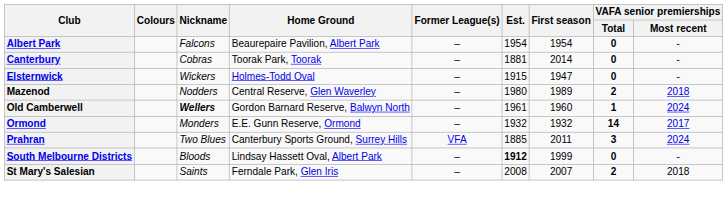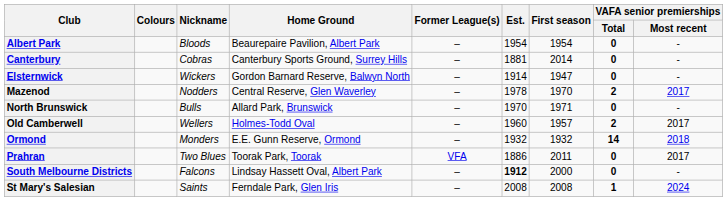(197, 44) Falcons -> (195, 44) Bloods
(276, 60) Toorak Park, Toorak -> (319, 60) Canterbury Sports Ground, Surrey Hills
(273, 76) Holmes-Todd Oval -> (321, 76) Gordon Barnard Reserve, Balwyn North
(516, 76) 1915 -> (516, 76) 1914
(516, 92) 1980 -> (516, 92) 1978
(561, 92) 1989 -> (561, 92) 1970
(678, 92) 2018 -> (678, 92) 2017
+ row: (47, 108)
(197, 108) bold -> (196, 124) normal
(321, 108) Gordon Barnard Reserve, Balwyn North -> (273, 124) Holmes-Todd Oval
(516, 108) 1961 -> (516, 124) 1960
(561, 108) 1960 -> (561, 124) 1957
(613, 108) 1 -> (613, 124) 2
(678, 108) 2024 -> (678, 124) 2017
(678, 124) 2017 -> (678, 140) 2018
(319, 140) Canterbury Sports Ground, Surrey Hills -> (276, 156) Toorak Park, Toorak
(516, 140) 1885 -> (516, 156) 1886
(613, 140) 3 -> (613, 156) 0
(678, 140) 2024 -> (678, 156) 2017
(195, 156) Bloods -> (197, 172) Falcons
(561, 156) 1999 -> (561, 172) 2000
(561, 172) 2007 -> (561, 188) 2008
(613, 172) 2 -> (613, 188) 1
(678, 172) 2018 -> (678, 188) 2024
